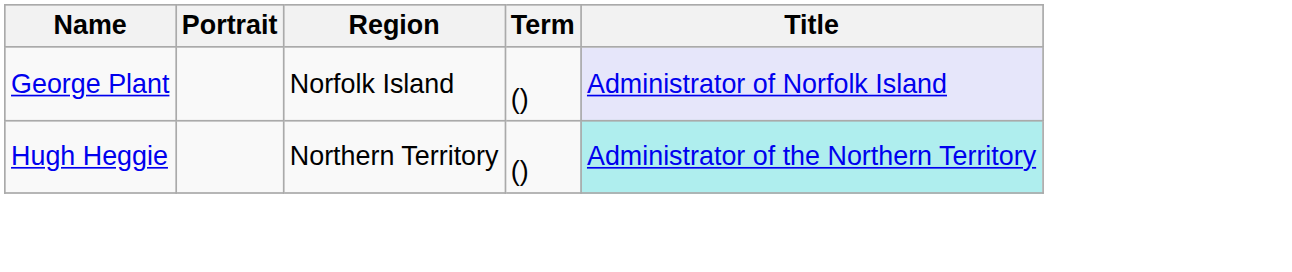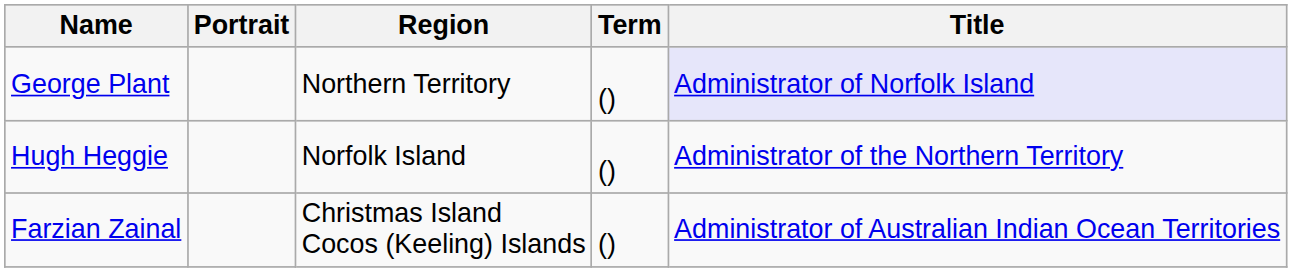(372, 83) Norfolk Island -> (406, 83) Northern Territory
(394, 156) Northern Territory -> (384, 156) Norfolk Island
(812, 156) paleturquoise background -> (899, 156) no background
+ row: (96, 229)
